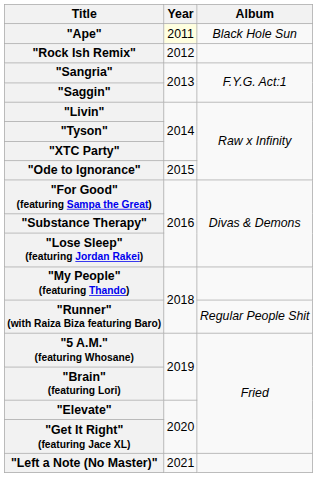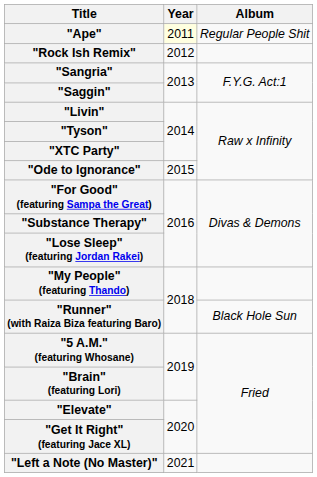(255, 33) Black Hole Sun -> (255, 33) Regular People Shit
(255, 316) Regular People Shit -> (255, 316) Black Hole Sun
